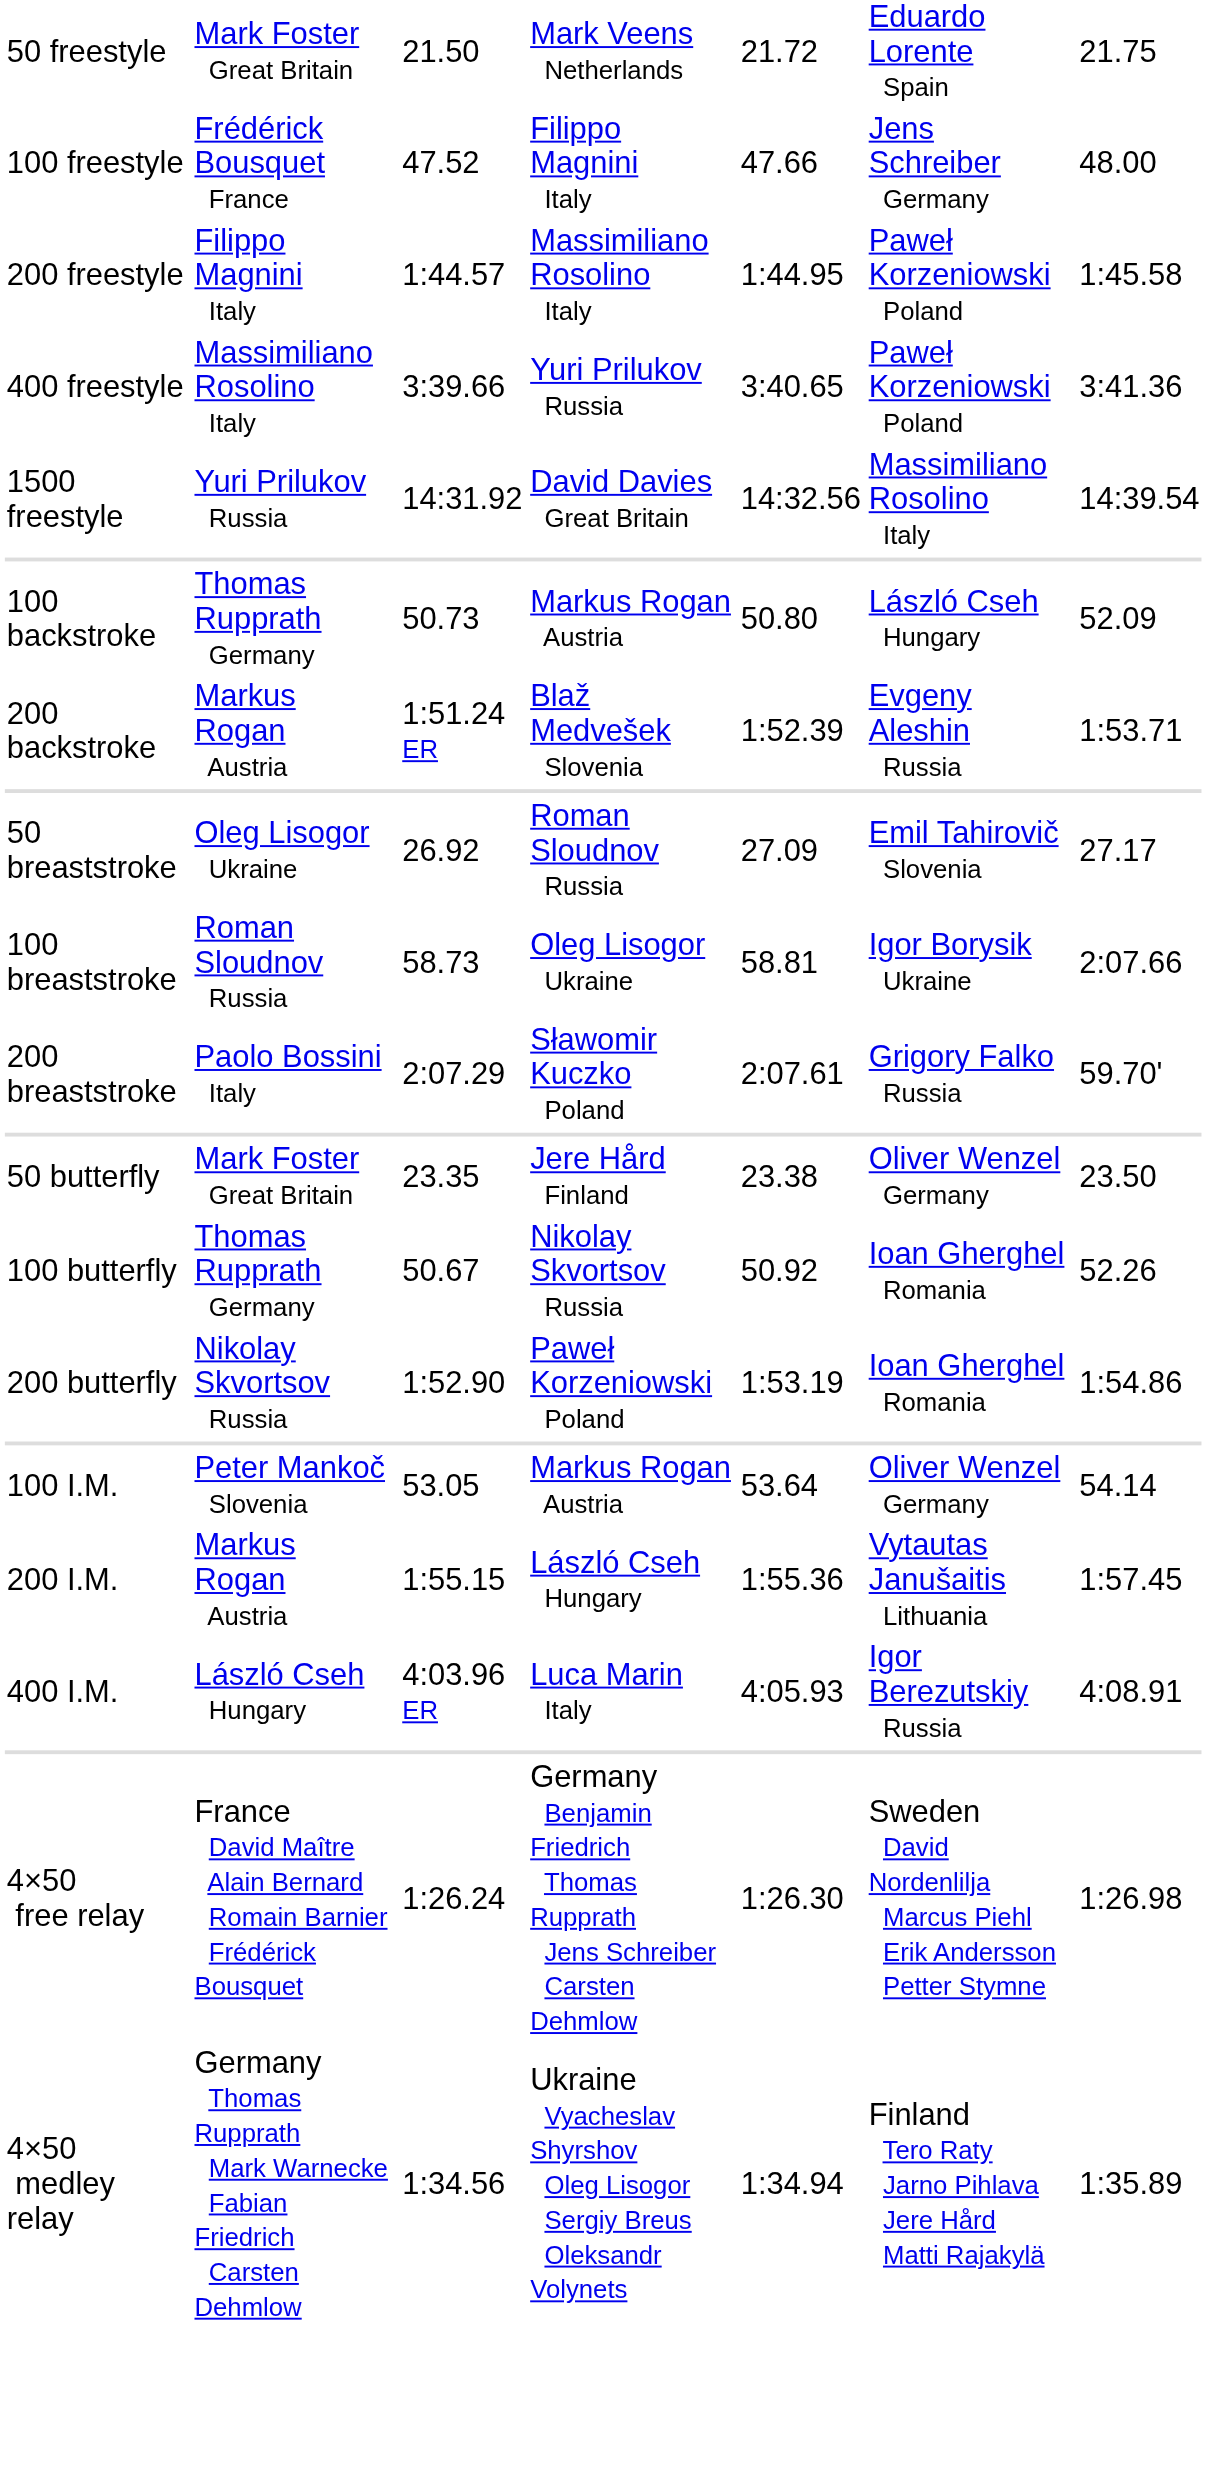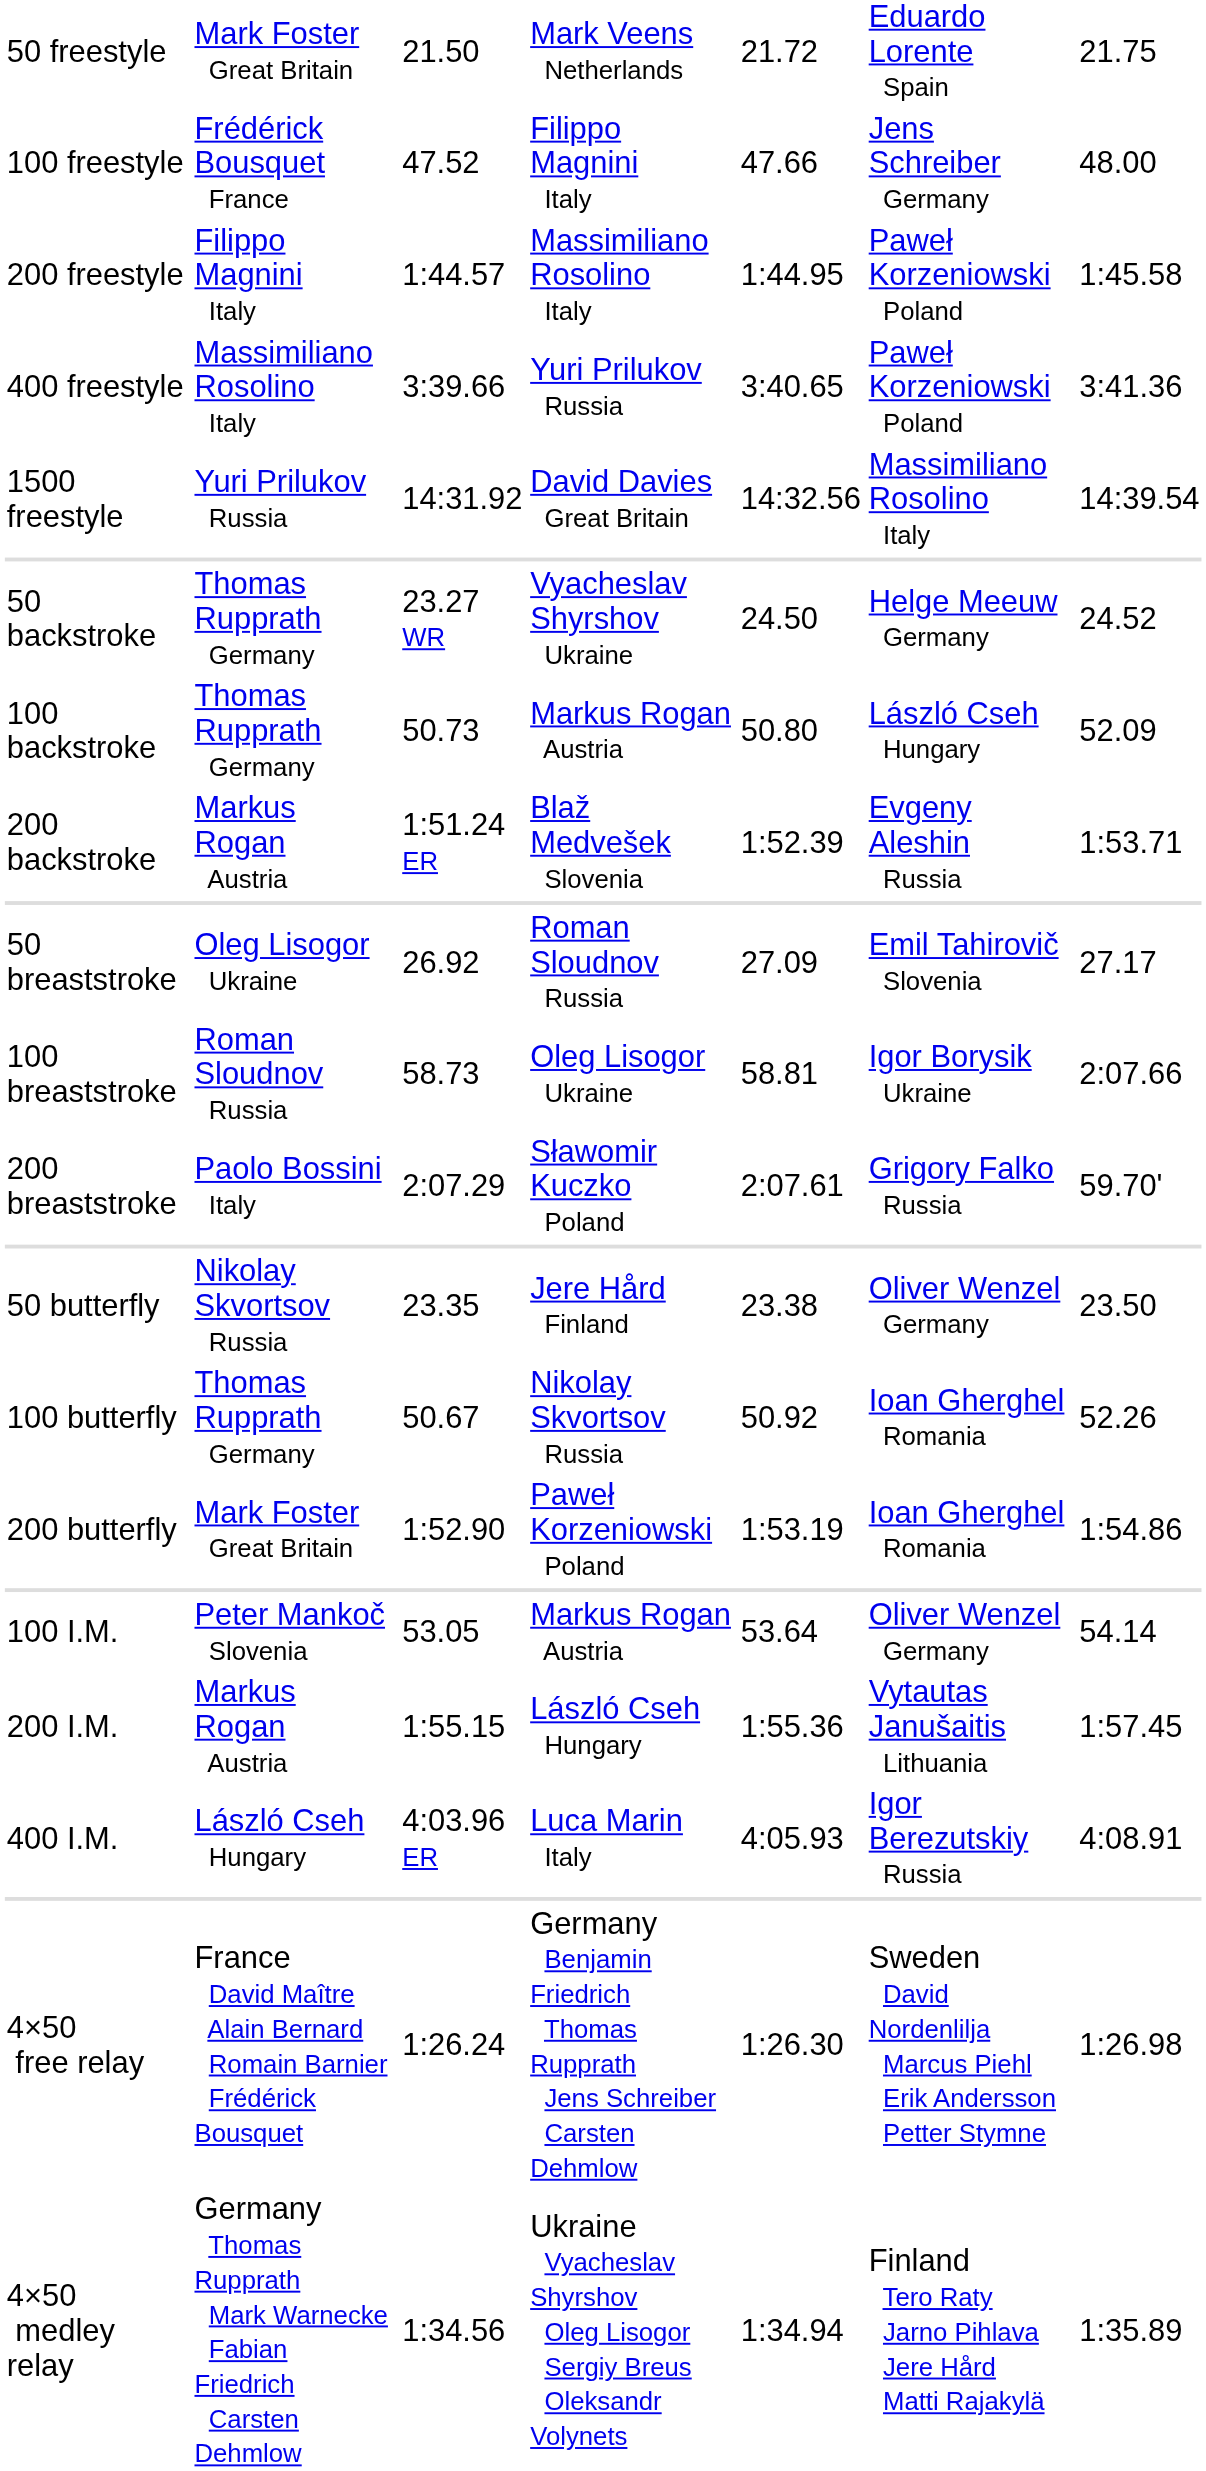+ row: (81, 618)
(277, 1176) Mark Foster Great Britain -> (262, 1305) Nikolay Skvortsov Russia
(262, 1383) Nikolay Skvortsov Russia -> (277, 1529) Mark Foster Great Britain
